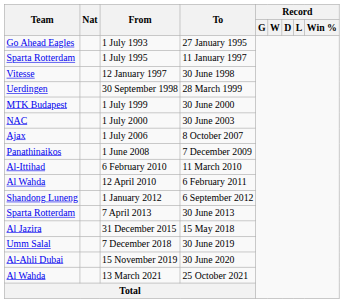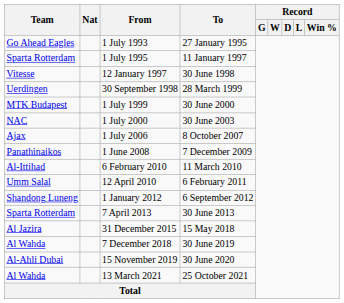(26, 182) Al Wahda -> (29, 182) Umm Salal
(29, 244) Umm Salal -> (26, 244) Al Wahda
